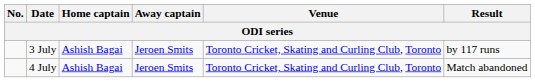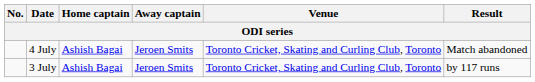rows swapped: (43, 49) <-> (43, 67)
